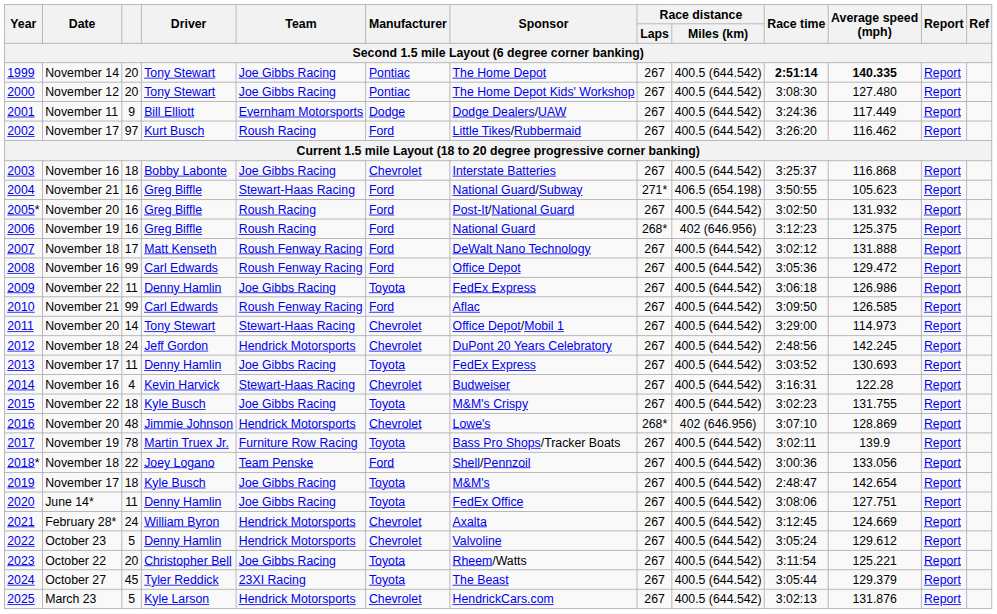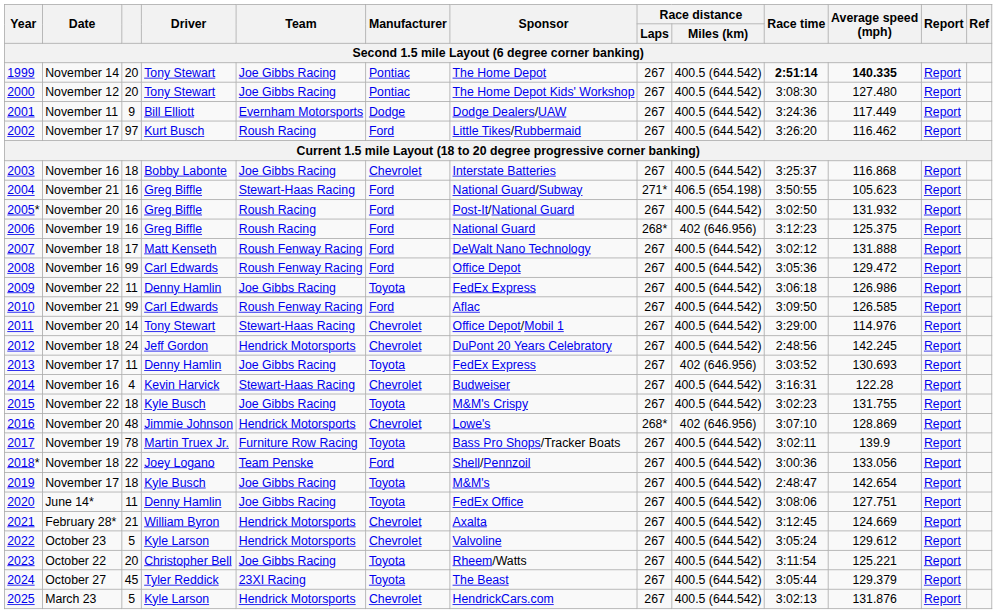(875, 326) 114.973 -> (875, 326) 114.976
(718, 365) 400.5 (644.542) -> (718, 365) 402 (646.956)
(132, 521) 24 -> (132, 521) 21
(183, 541) Denny Hamlin -> (177, 541) Kyle Larson
